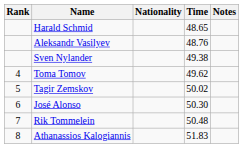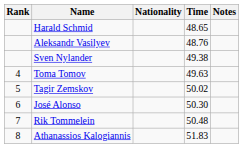(197, 74) 49.62 -> (197, 74) 49.63
